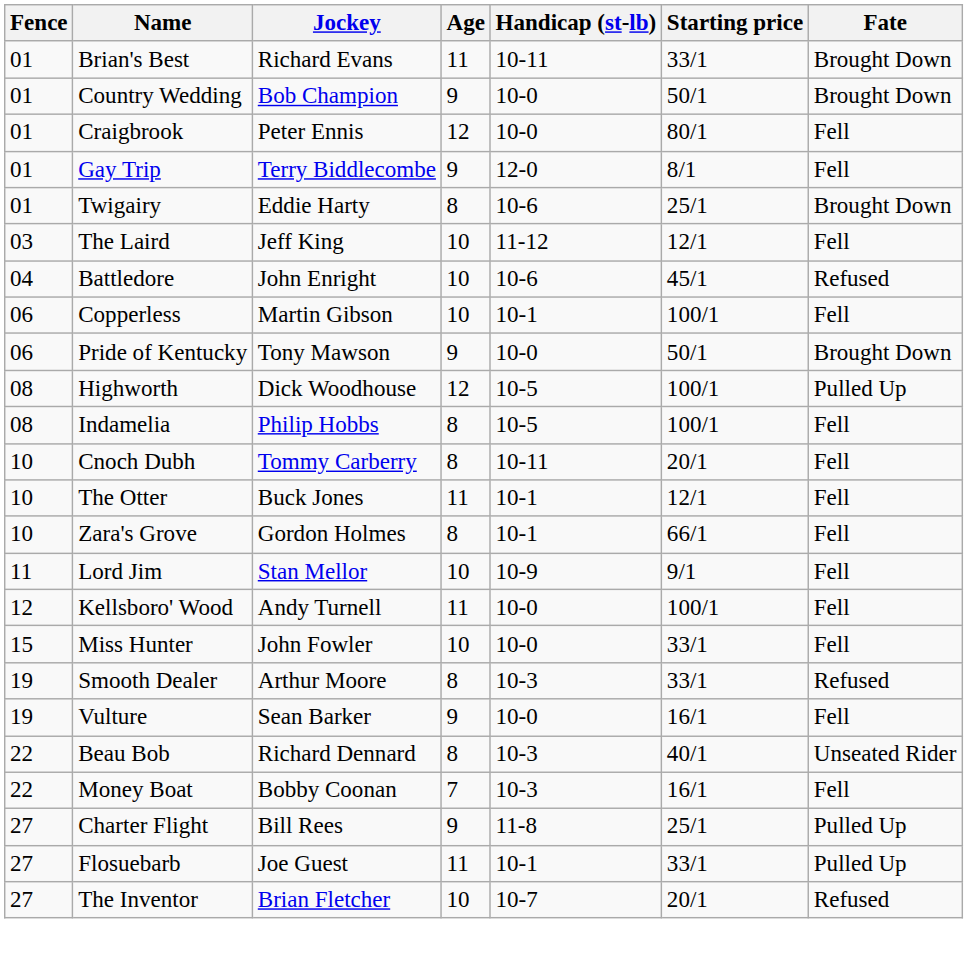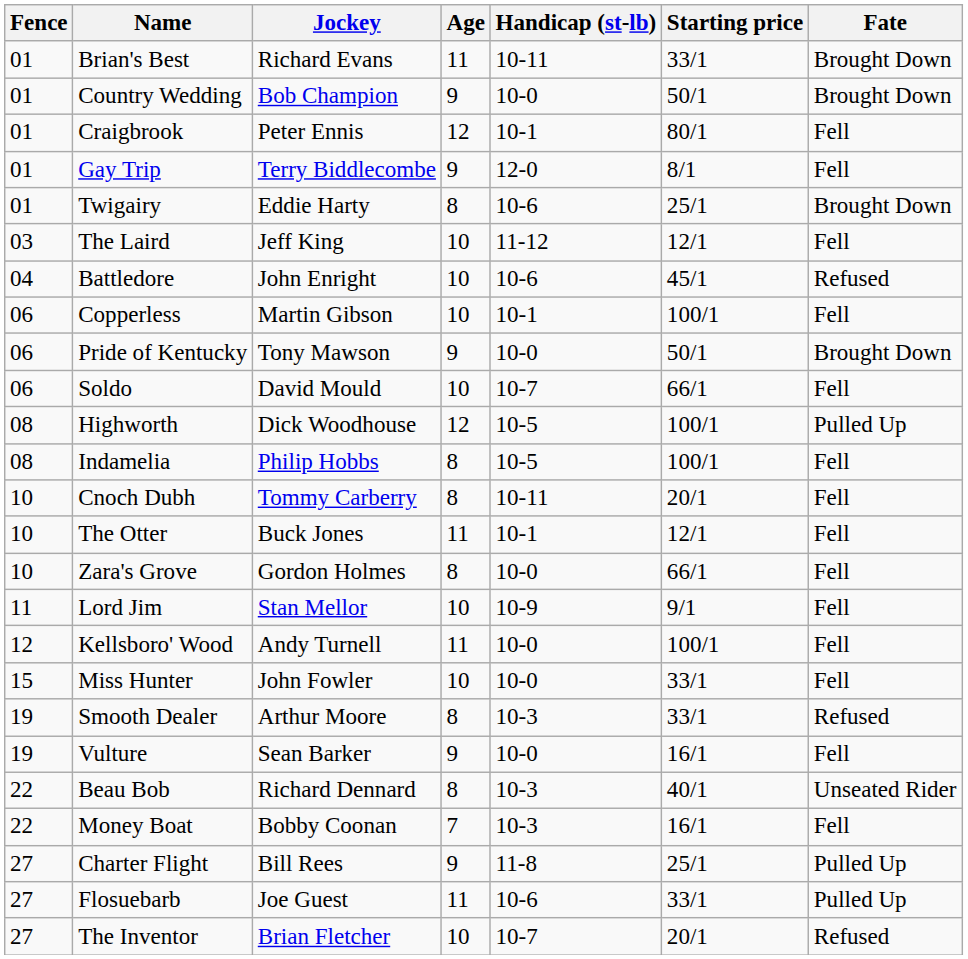(517, 132) 10-0 -> (517, 132) 10-1
+ row: (105, 388)
(517, 534) 10-1 -> (517, 570) 10-0
(517, 863) 10-1 -> (517, 899) 10-6
